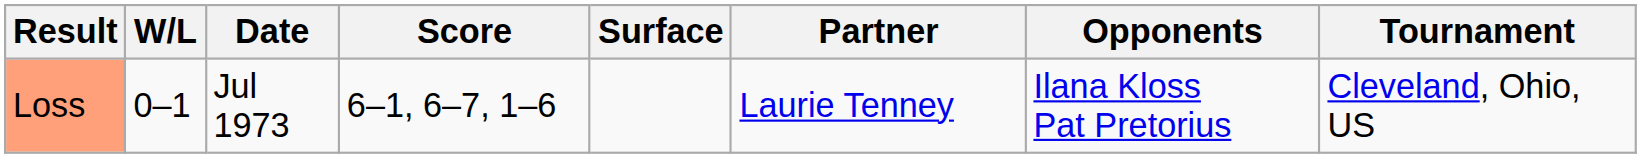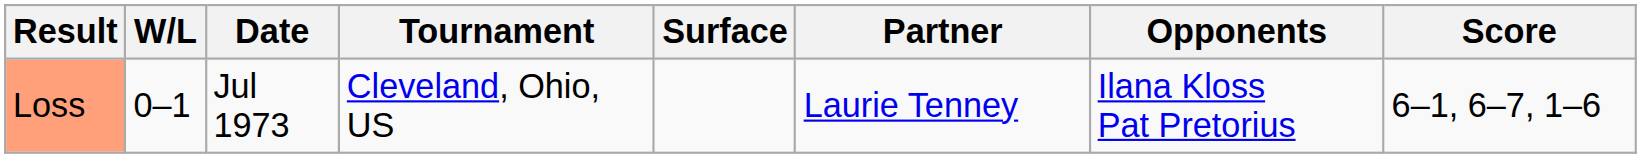columns swapped: (1477, 31) <-> (465, 31)
